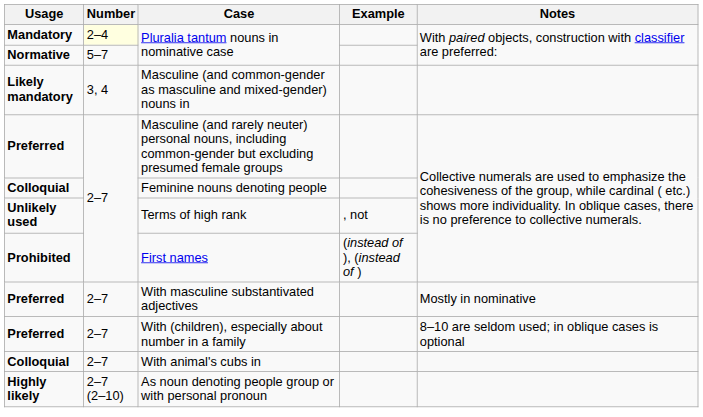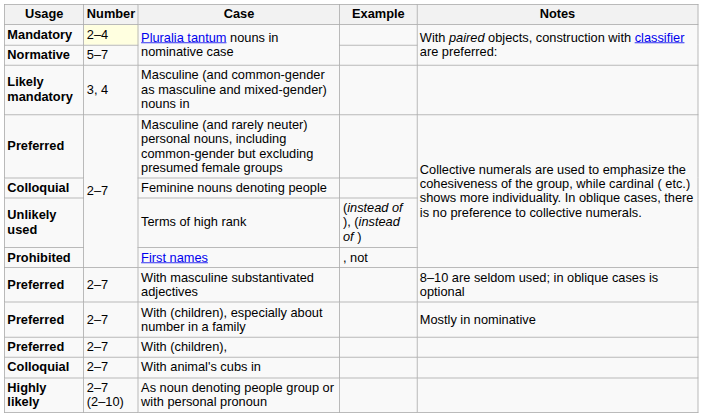(355, 215) , not -> (373, 222) (instead of ), (instead of )
(373, 257) (instead of ), (instead of ) -> (355, 257) , not
(478, 299) Mostly in nominative -> (539, 285) 8–10 are seldom used; in oblique cases is optional
(539, 334) 8–10 are seldom used; in oblique cases is optional -> (478, 319) Mostly in nominative
+ row: (36, 347)
